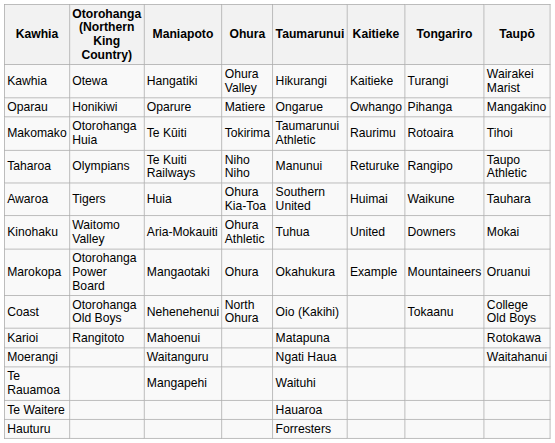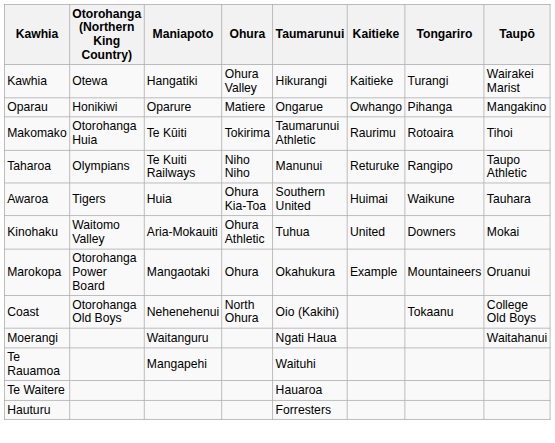- row: (23, 338)
